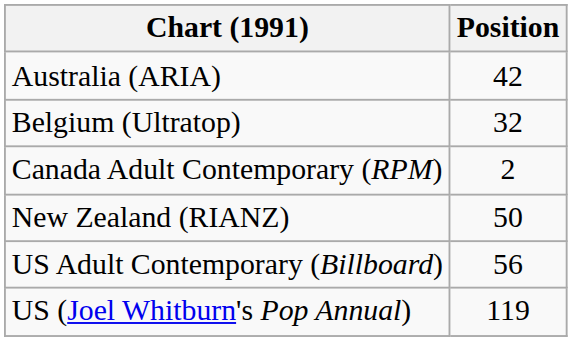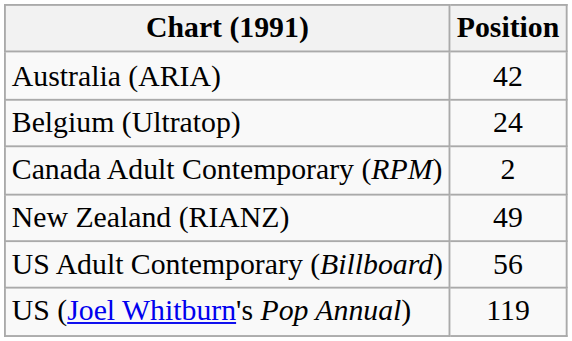(508, 122) 32 -> (508, 122) 24
(508, 216) 50 -> (508, 216) 49
